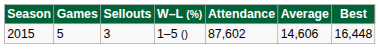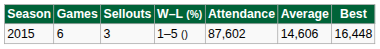(60, 33) 5 -> (60, 33) 6
